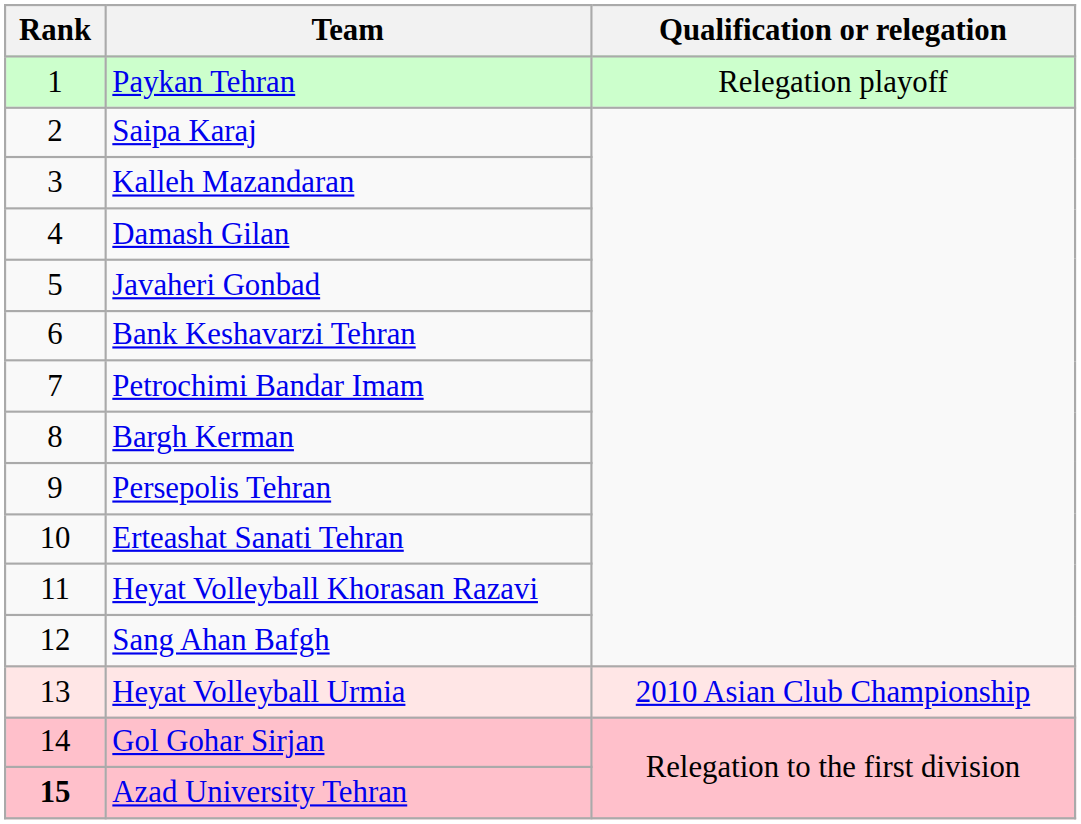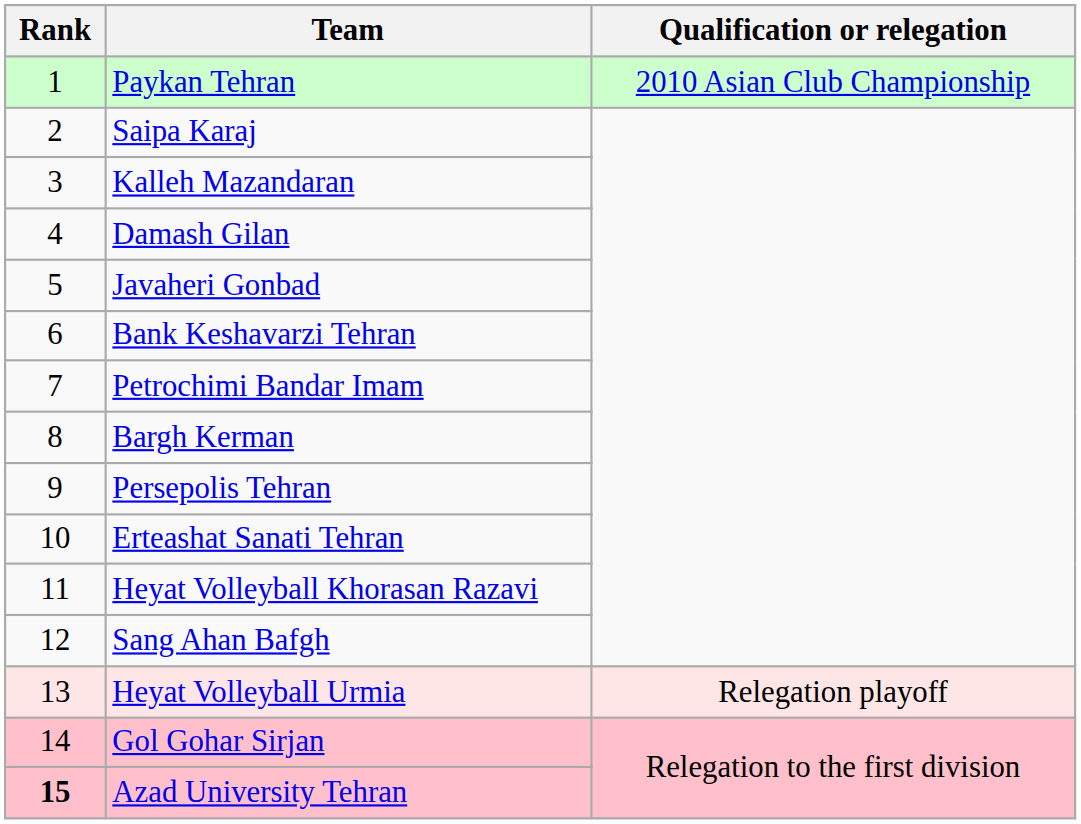(833, 81) Relegation playoff -> (833, 81) 2010 Asian Club Championship
(833, 691) 2010 Asian Club Championship -> (833, 691) Relegation playoff
